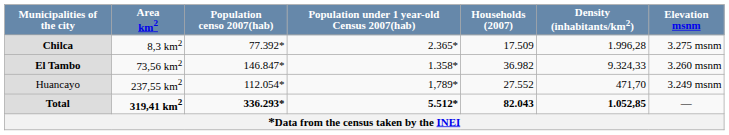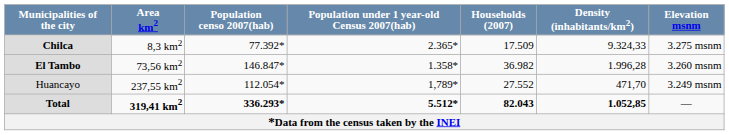(627, 45) 1.996,28 -> (627, 45) 9.324,33
(627, 65) 9.324,33 -> (627, 65) 1.996,28
